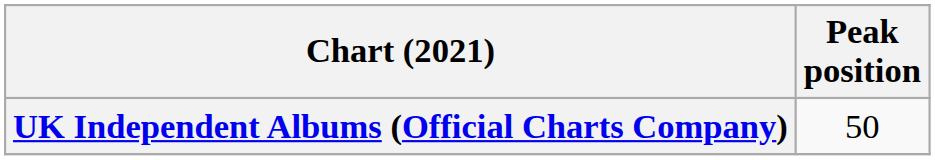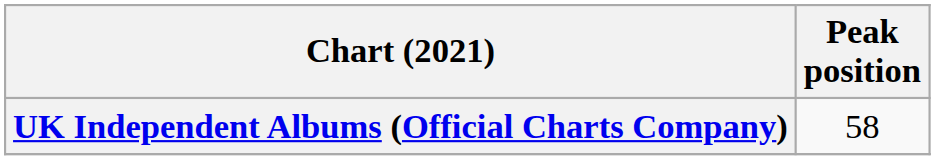(862, 125) 50 -> (862, 125) 58
